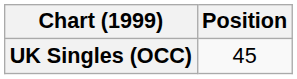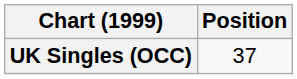(245, 55) 45 -> (245, 55) 37
